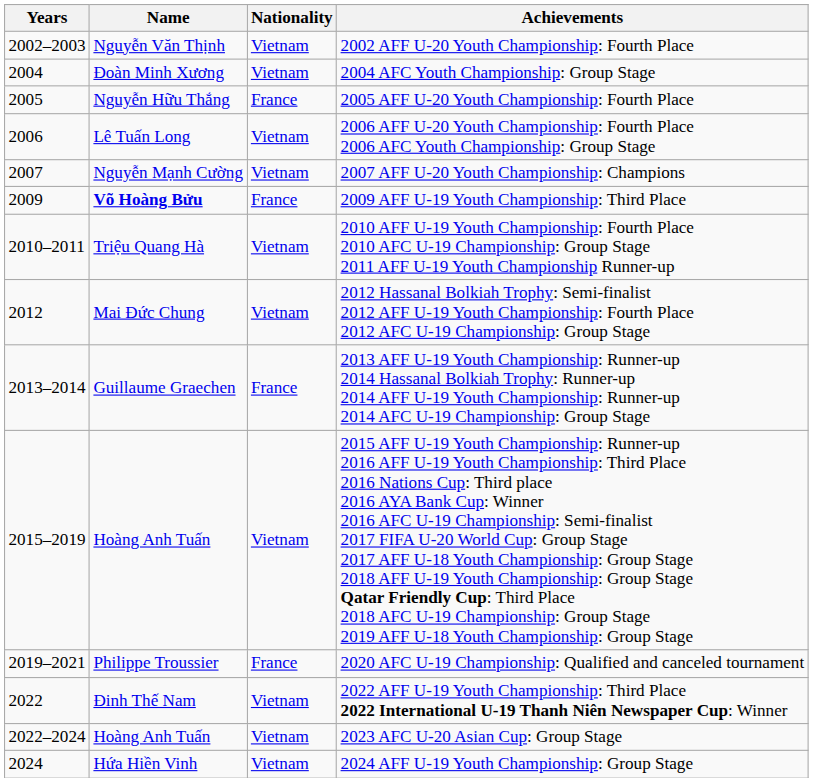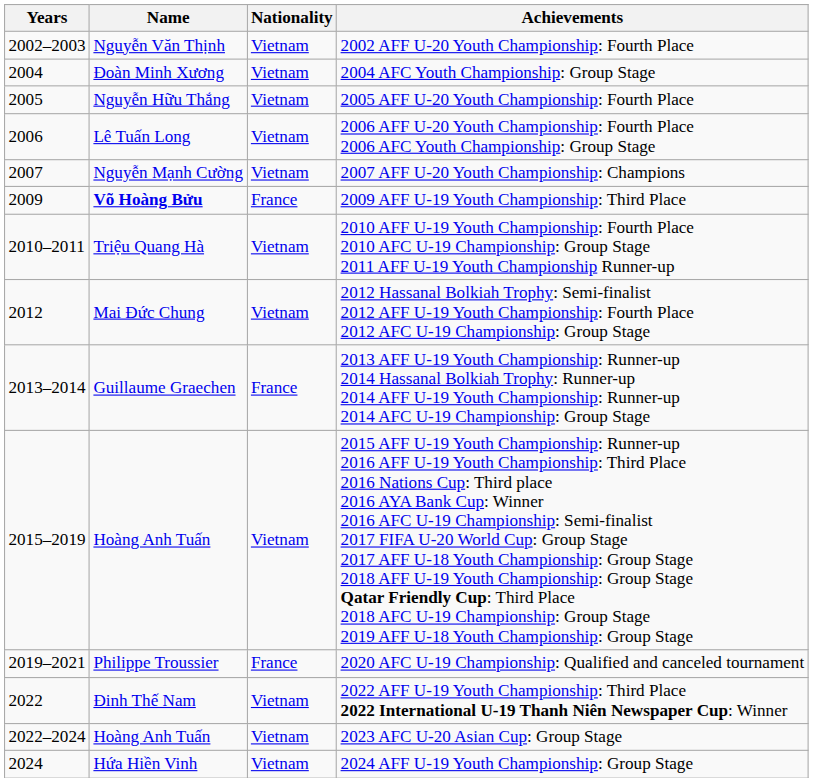(274, 99) France -> (280, 99) Vietnam
